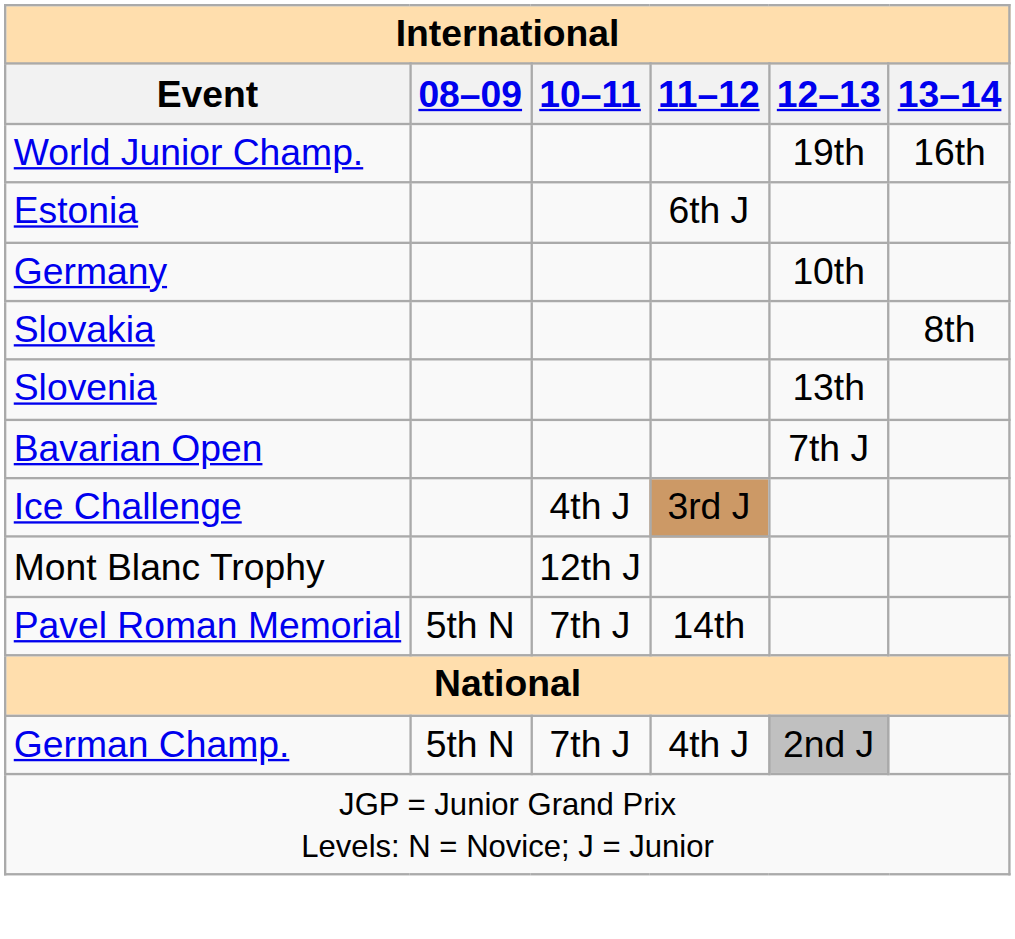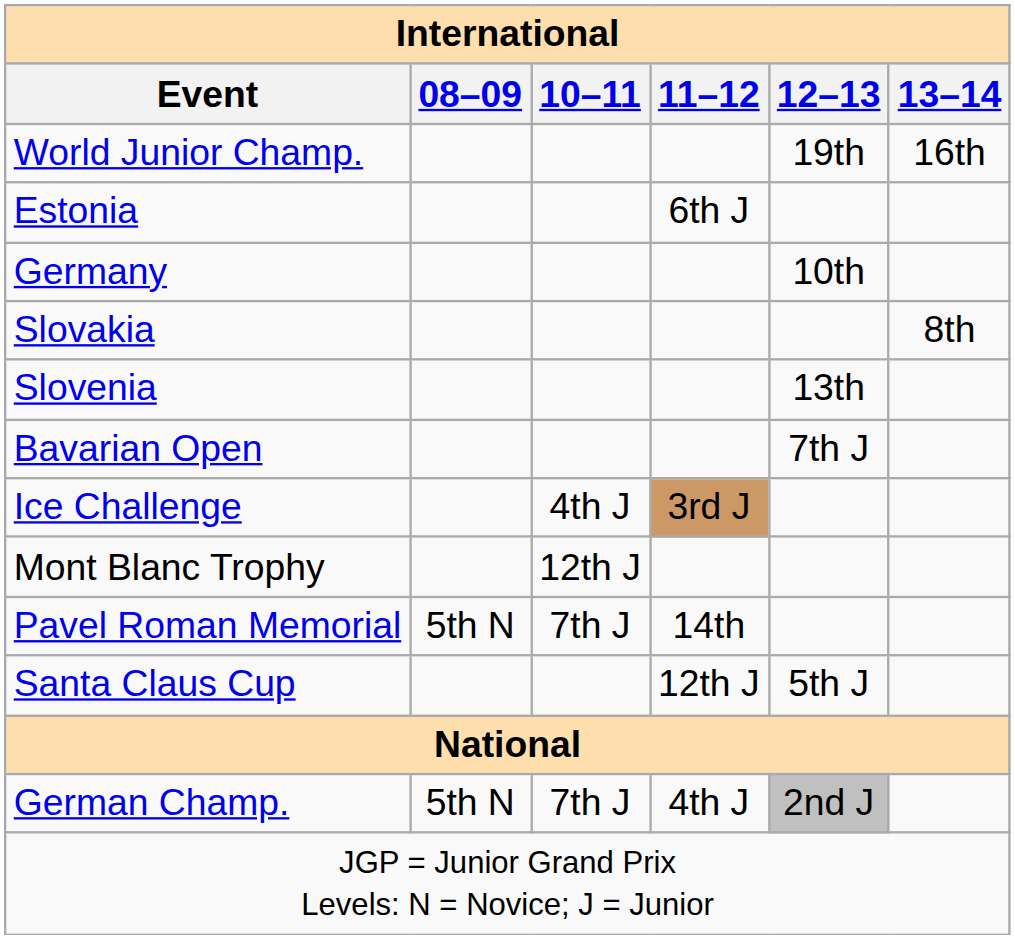+ row: (155, 684)
